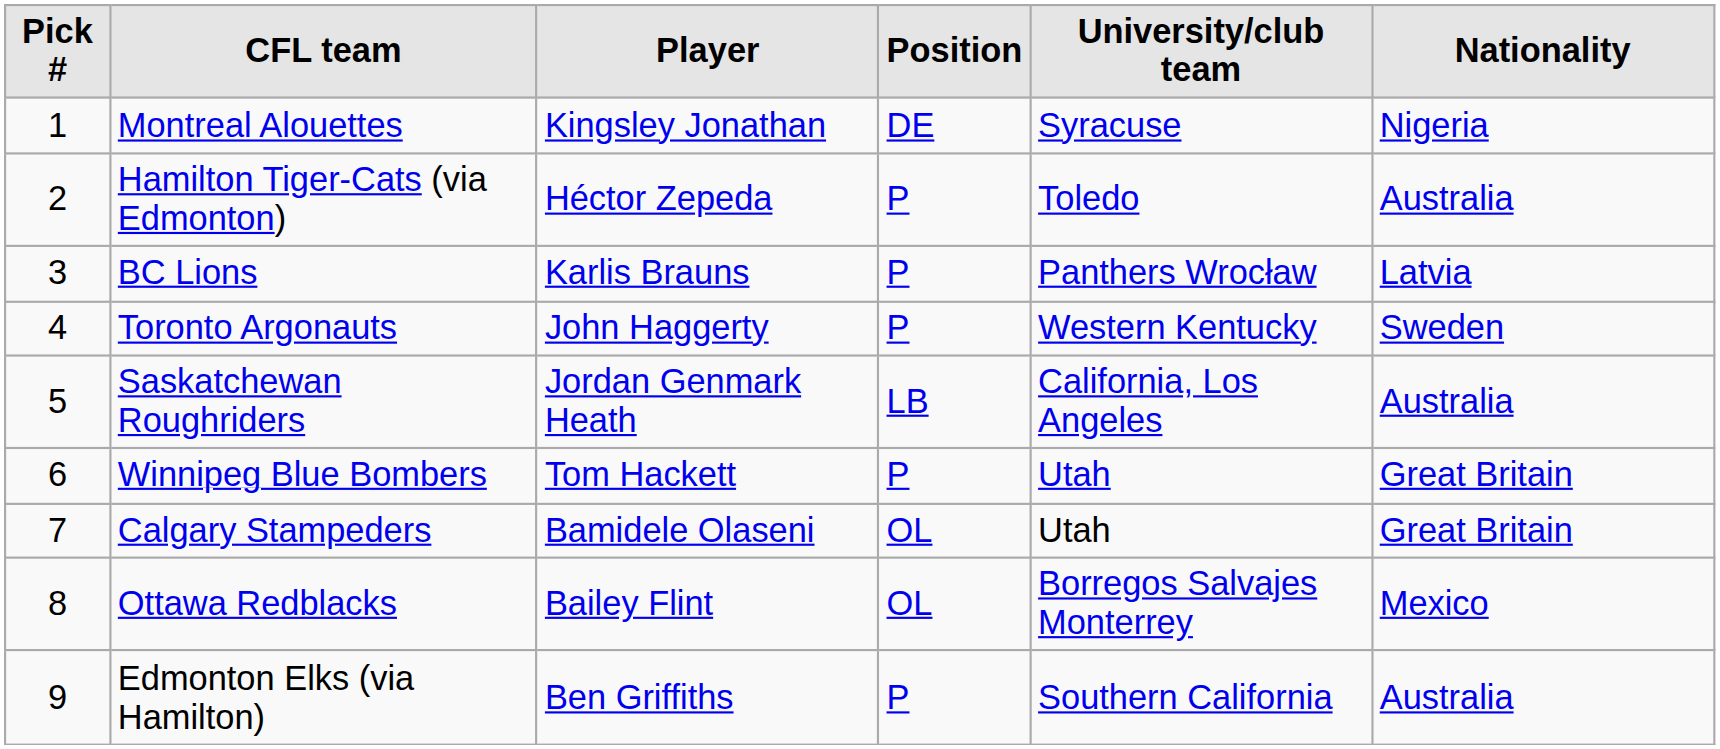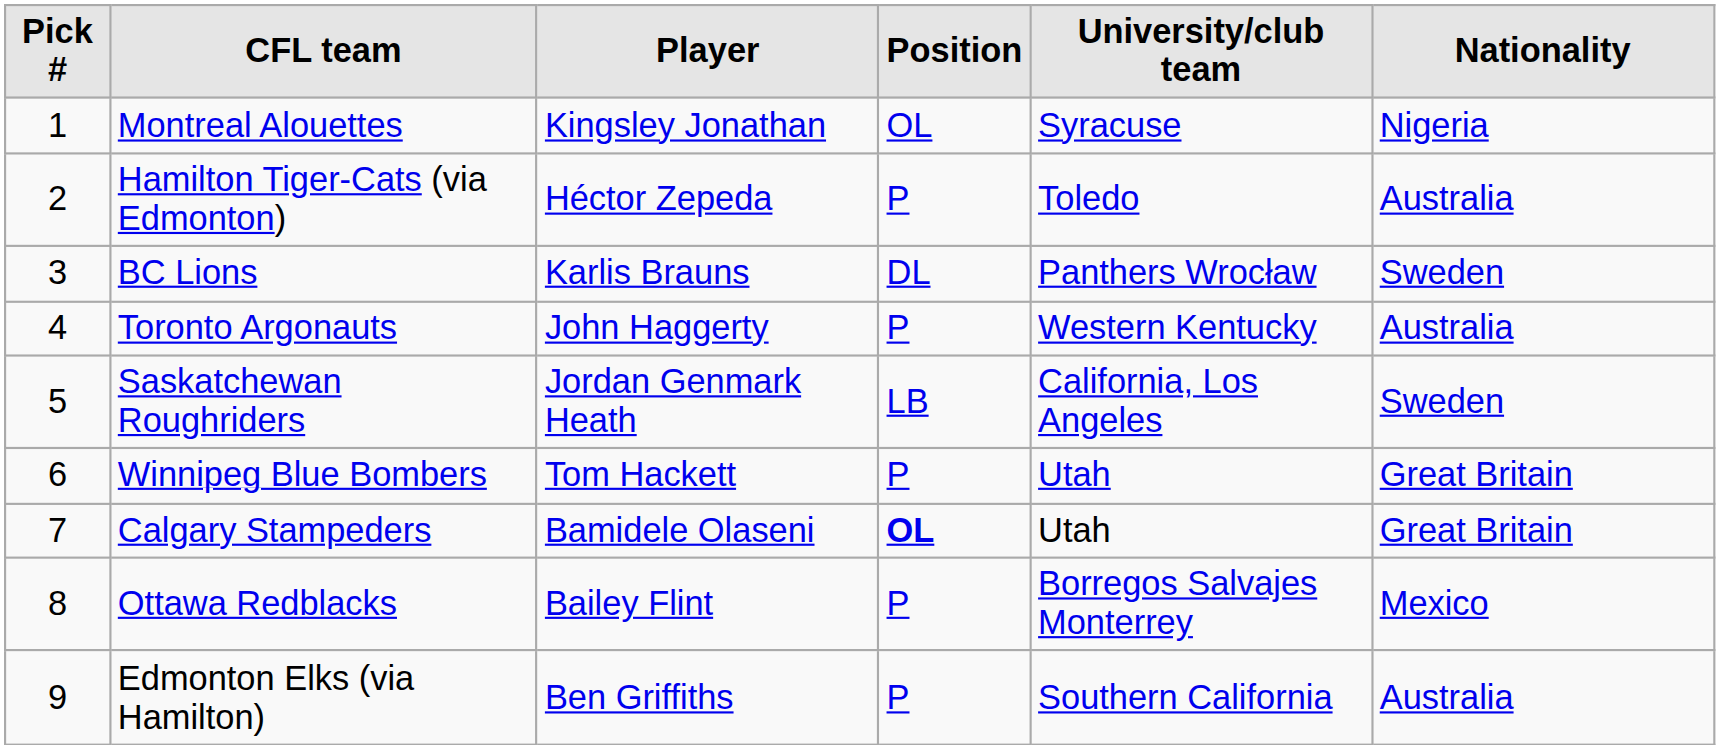(910, 125) DE -> (909, 125) OL
(898, 272) P -> (909, 272) DL
(1426, 272) Latvia -> (1442, 272) Sweden
(1442, 327) Sweden -> (1447, 327) Australia
(1447, 401) Australia -> (1442, 401) Sweden
(909, 529) normal -> (910, 529) bold
(909, 603) OL -> (898, 603) P
